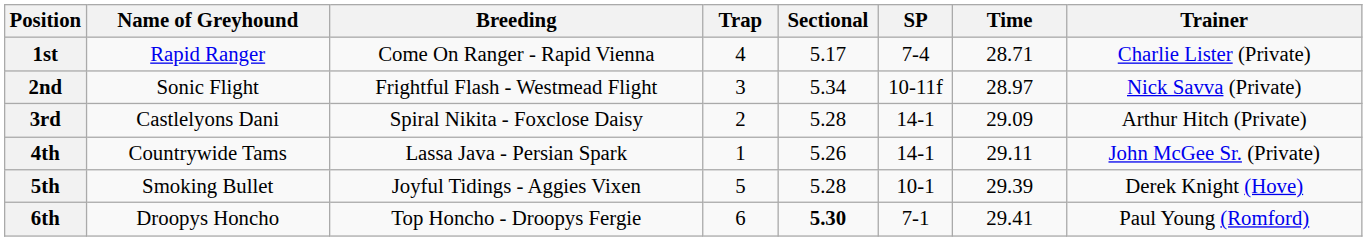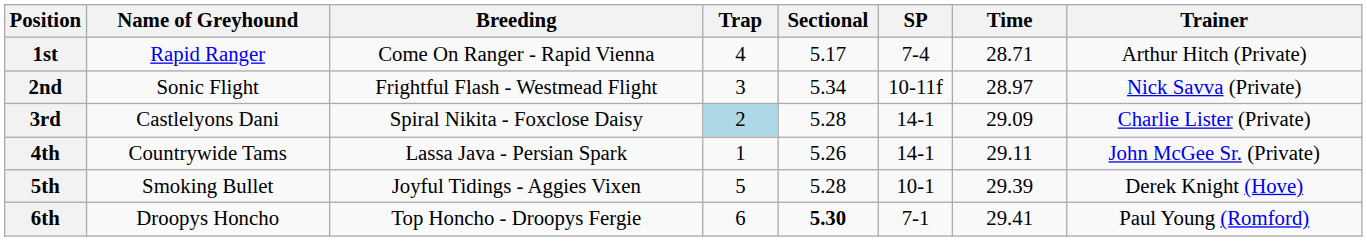(1214, 53) Charlie Lister (Private) -> (1214, 53) Arthur Hitch (Private)
(740, 119) no background -> (740, 119) lightblue background
(1214, 119) Arthur Hitch (Private) -> (1214, 119) Charlie Lister (Private)
